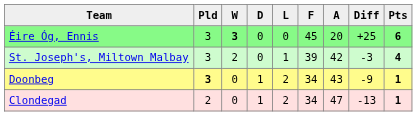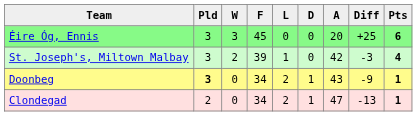columns swapped: (260, 15) <-> (311, 15)
(235, 36) bold -> (235, 36) normal
